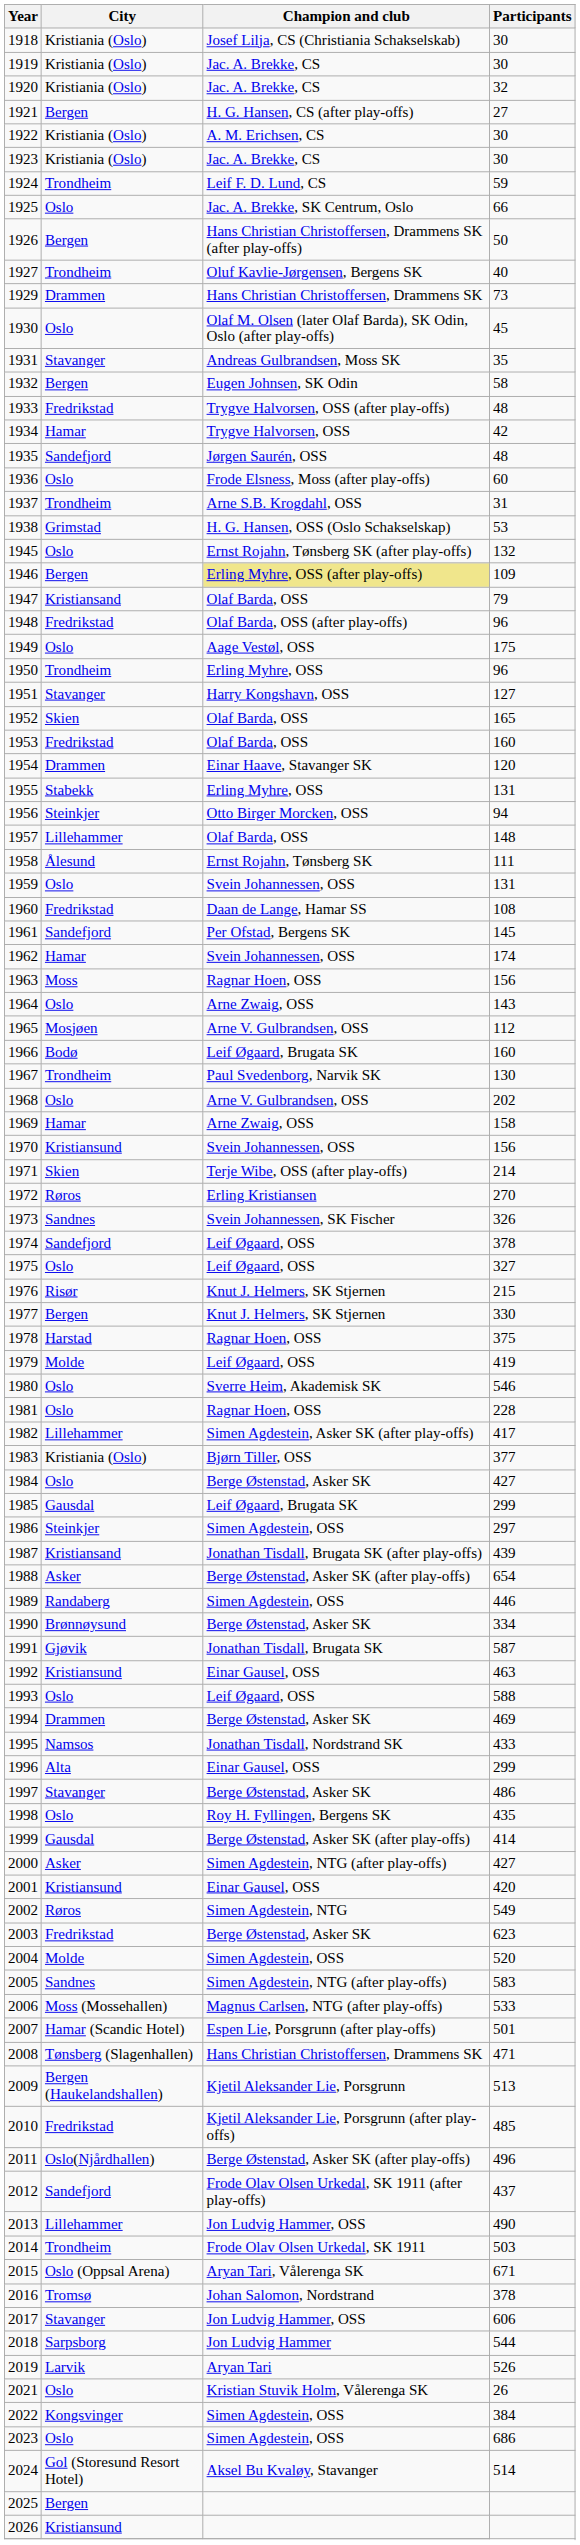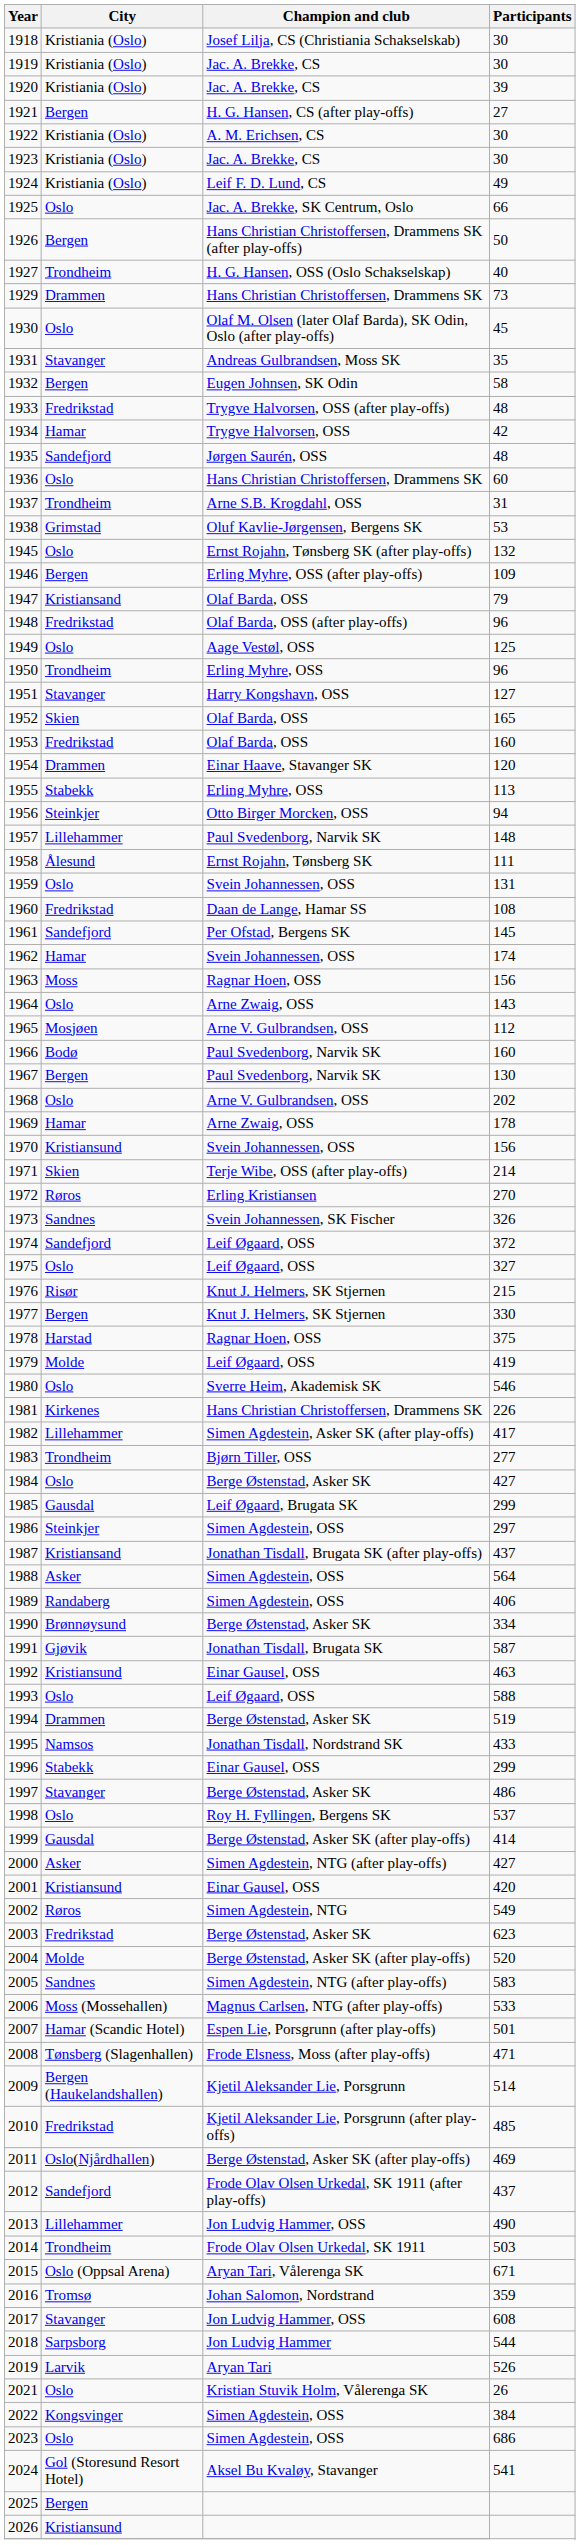(501, 87) 32 -> (501, 87) 39
(78, 183) Trondheim -> (96, 183) Kristiania (Oslo)
(501, 183) 59 -> (501, 183) 49
(314, 271) Oluf Kavlie-Jørgensen, Bergens SK -> (329, 271) H. G. Hansen, OSS (Oslo Schakselskap)
(318, 479) Frode Elsness, Moss (after play-offs) -> (344, 479) Hans Christian Christoffersen, Drammens SK
(329, 527) H. G. Hansen, OSS (Oslo Schakselskap) -> (314, 527) Oluf Kavlie-Jørgensen, Bergens SK
(314, 575) khaki background -> (314, 575) no background
(504, 646) 175 -> (504, 646) 125
(504, 789) 131 -> (504, 789) 113
(257, 837) Olaf Barda, OSS -> (294, 837) Paul Svedenborg, Narvik SK
(282, 1052) Leif Øgaard, Brugata SK -> (294, 1052) Paul Svedenborg, Narvik SK
(78, 1075) Trondheim -> (67, 1075) Bergen
(504, 1123) 158 -> (504, 1123) 178
(504, 1242) 378 -> (504, 1242) 372
(59, 1409) Oslo -> (72, 1409) Kirkenes
(264, 1409) Ragnar Hoen, OSS -> (344, 1409) Hans Christian Christoffersen, Drammens SK
(504, 1409) 228 -> (504, 1409) 226
(96, 1457) Kristiania (Oslo) -> (78, 1457) Trondheim
(504, 1457) 377 -> (504, 1457) 277
(504, 1552) 439 -> (504, 1552) 437
(338, 1576) Berge Østenstad, Asker SK (after play-offs) -> (275, 1576) Simen Agdestein, OSS
(504, 1576) 654 -> (504, 1576) 564
(504, 1600) 446 -> (504, 1600) 406
(504, 1719) 469 -> (504, 1719) 519
(58, 1767) Alta -> (69, 1767) Stabekk
(504, 1815) 435 -> (504, 1815) 537
(275, 1958) Simen Agdestein, OSS -> (338, 1958) Berge Østenstad, Asker SK (after play-offs)
(344, 2053) Hans Christian Christoffersen, Drammens SK -> (318, 2053) Frode Elsness, Moss (after play-offs)
(504, 2086) 513 -> (504, 2086) 514
(504, 2159) 496 -> (504, 2159) 469
(504, 2295) 378 -> (504, 2295) 359
(504, 2319) 606 -> (504, 2319) 608
(504, 2470) 514 -> (504, 2470) 541
